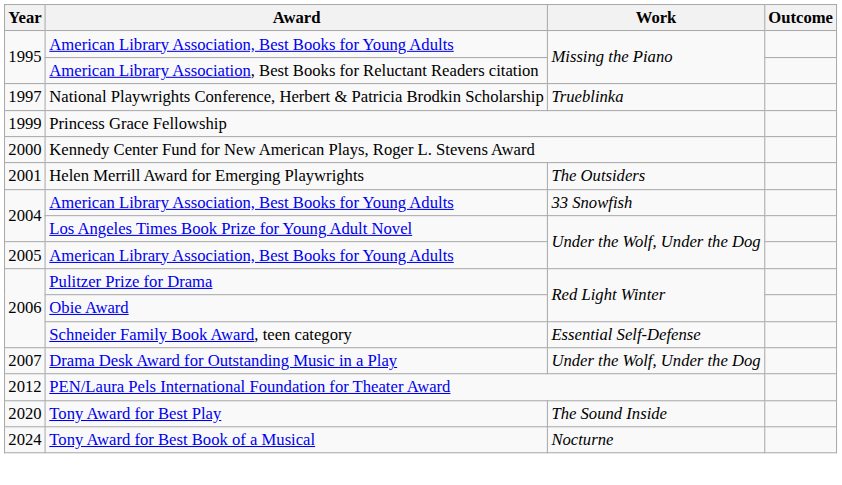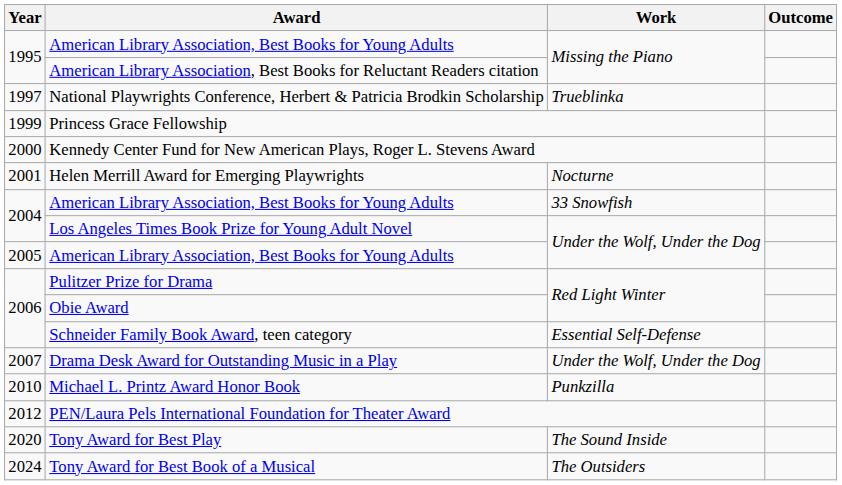(598, 176) The Outsiders -> (582, 176) Nocturne
+ row: (25, 387)
(582, 439) Nocturne -> (598, 466) The Outsiders
